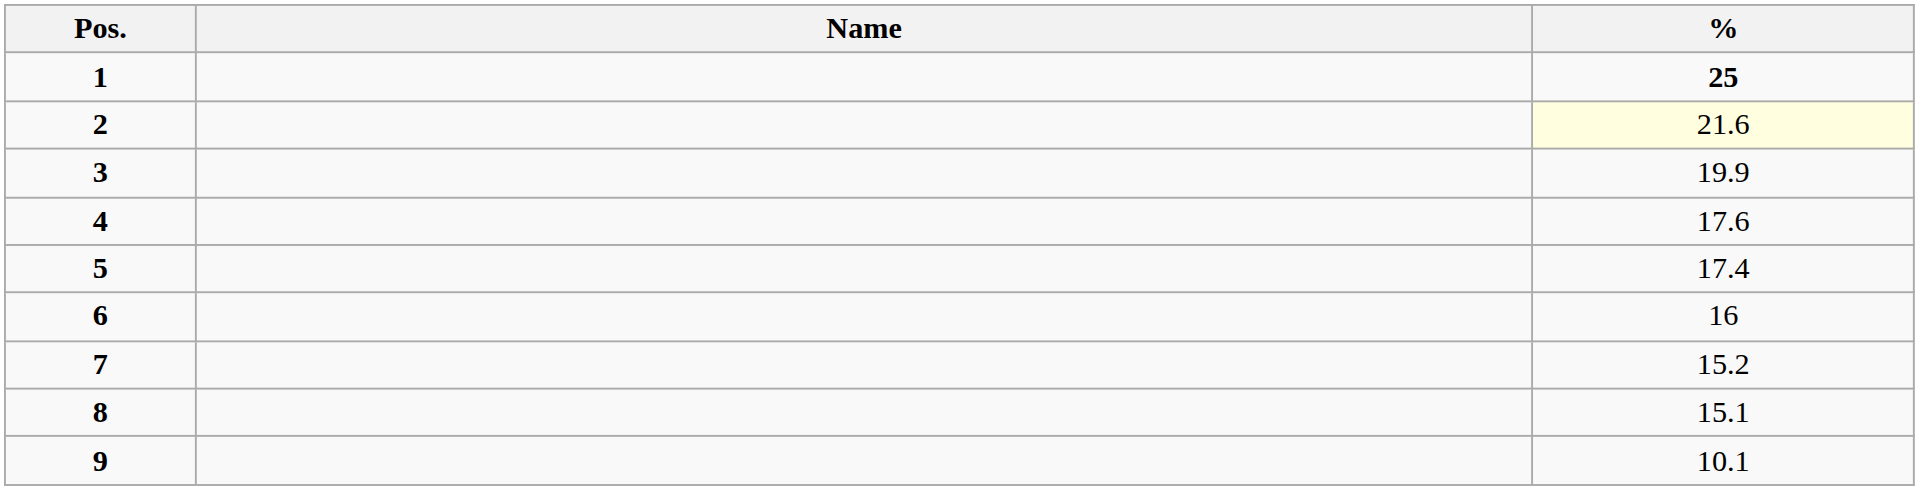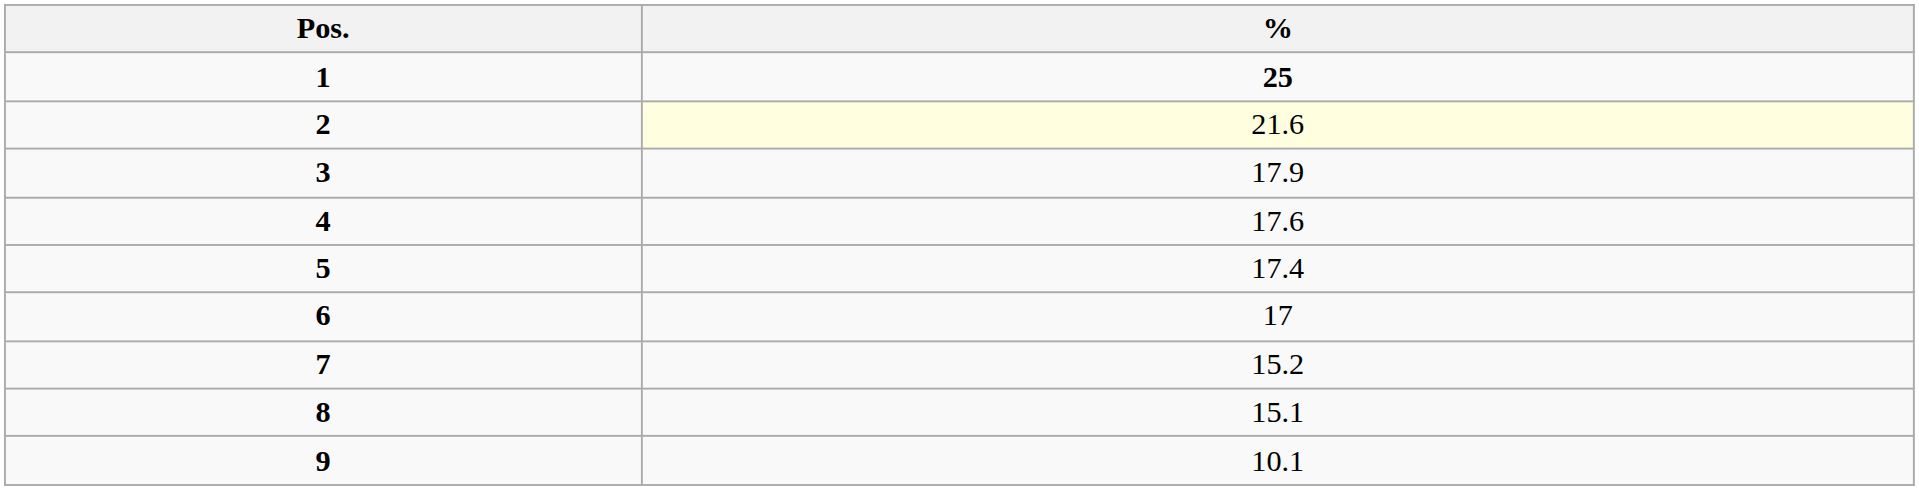- column: (864, 28)
(1723, 172) 19.9 -> (1278, 172) 17.9
(1723, 316) 16 -> (1278, 316) 17
